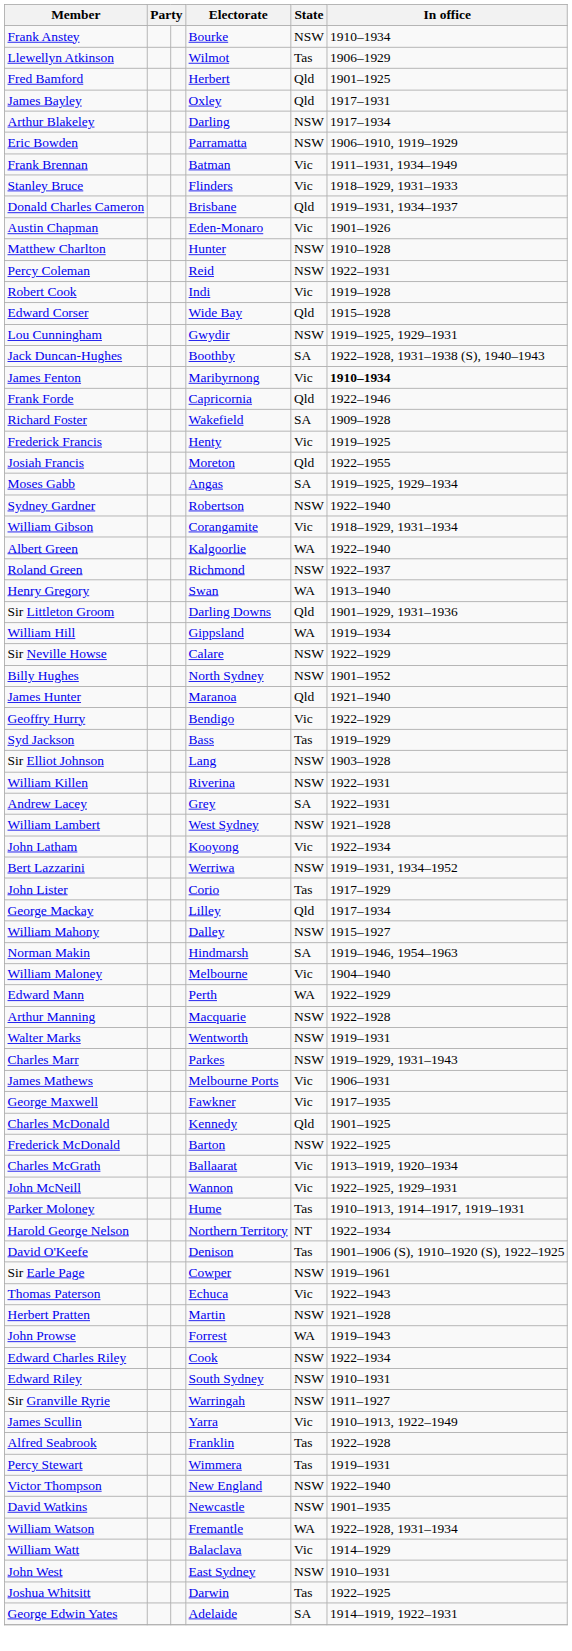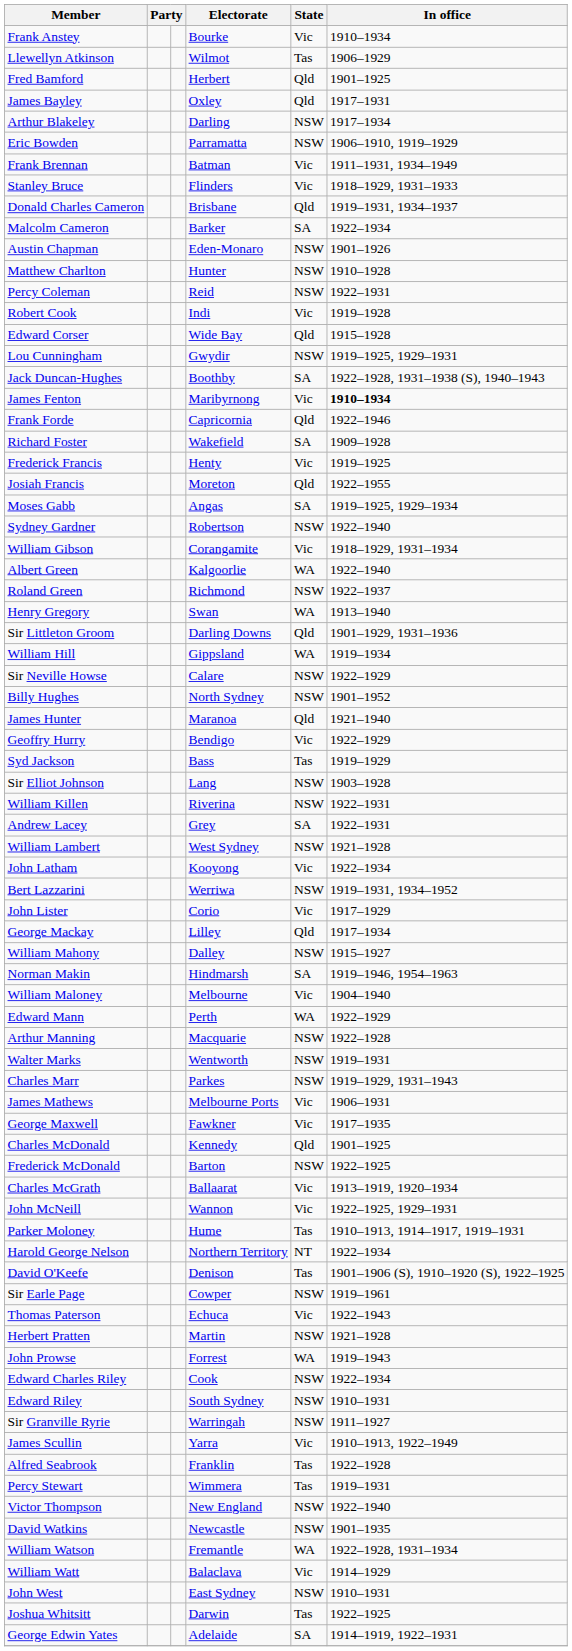(309, 36) NSW -> (303, 36) Vic
+ row: (58, 228)
(303, 228) Vic -> (309, 249) NSW
(303, 889) Tas -> (303, 910) Vic
